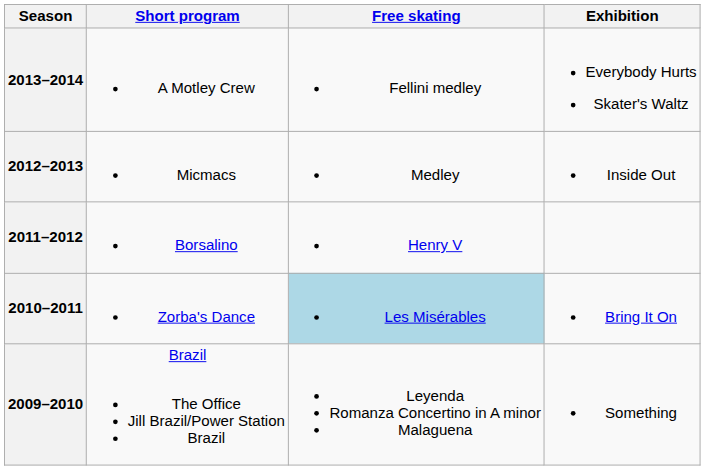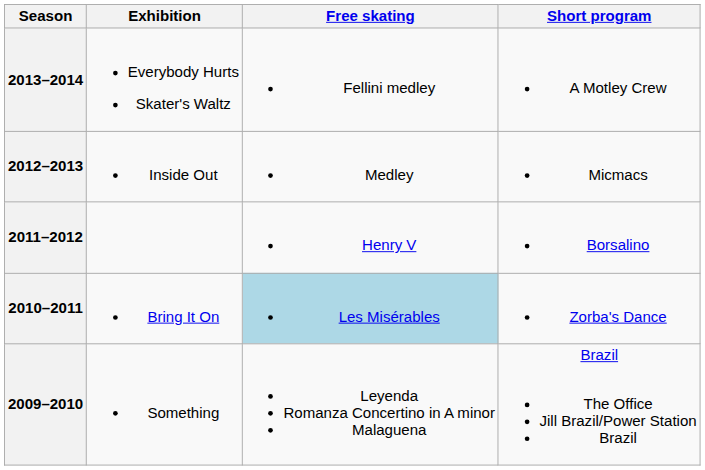columns swapped: (188, 16) <-> (622, 16)
